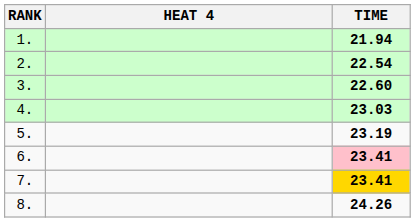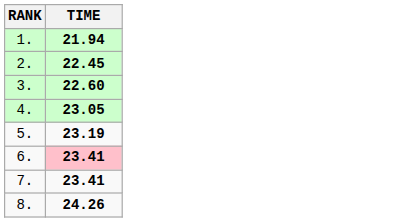- column: (189, 16)
(371, 63) 22.54 -> (84, 63) 22.45
(371, 110) 23.03 -> (84, 110) 23.05
(371, 181) gold background -> (84, 181) no background
